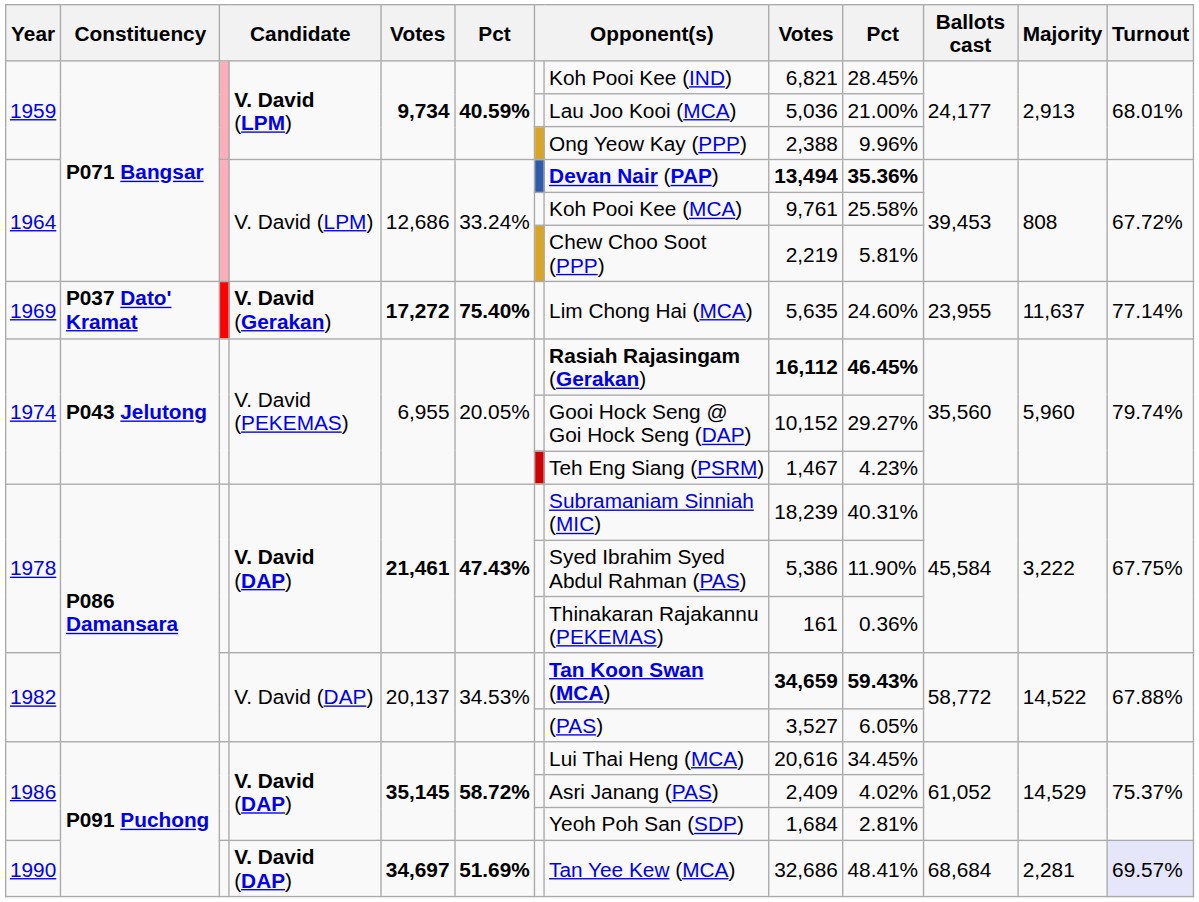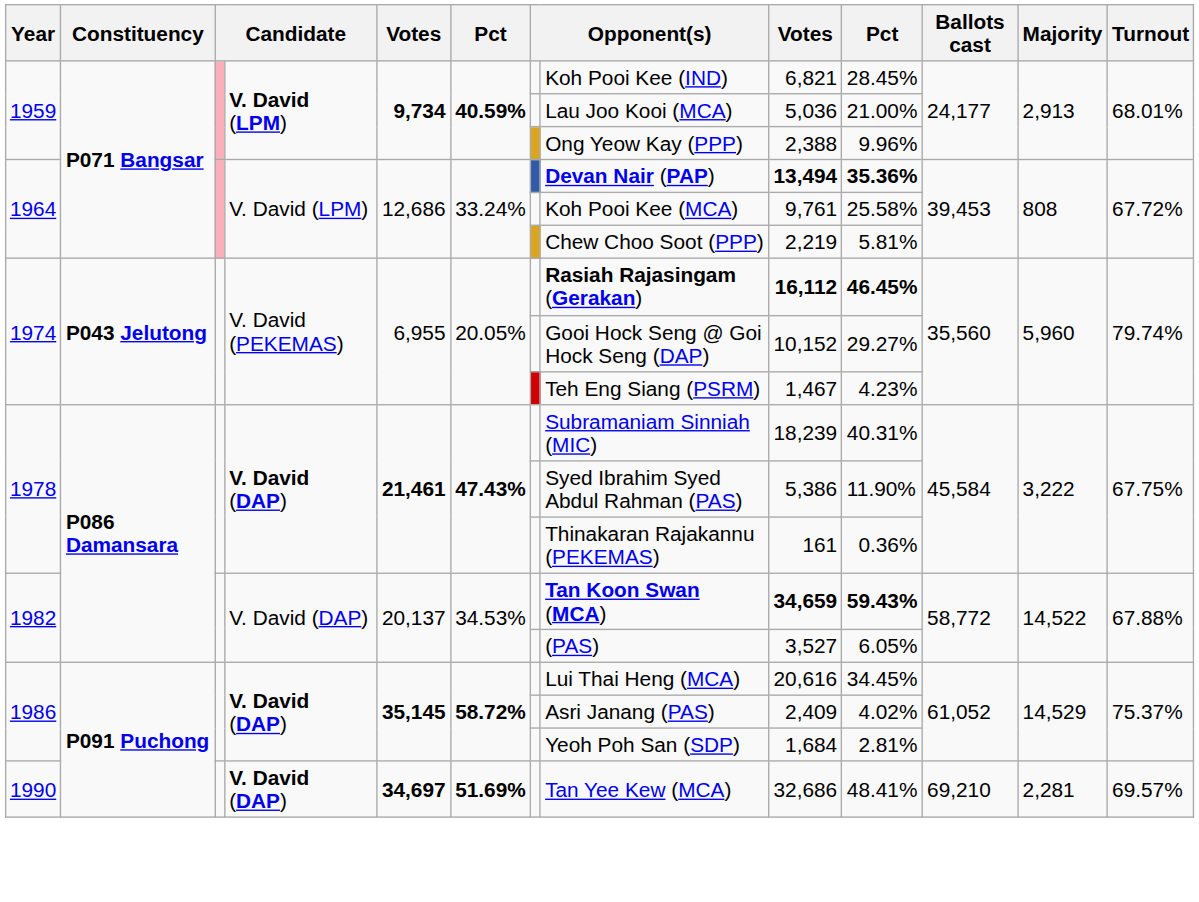- row: (33, 310)
(960, 869) 68,684 -> (959, 789) 69,210
(1147, 869) lavender background -> (1147, 789) no background
